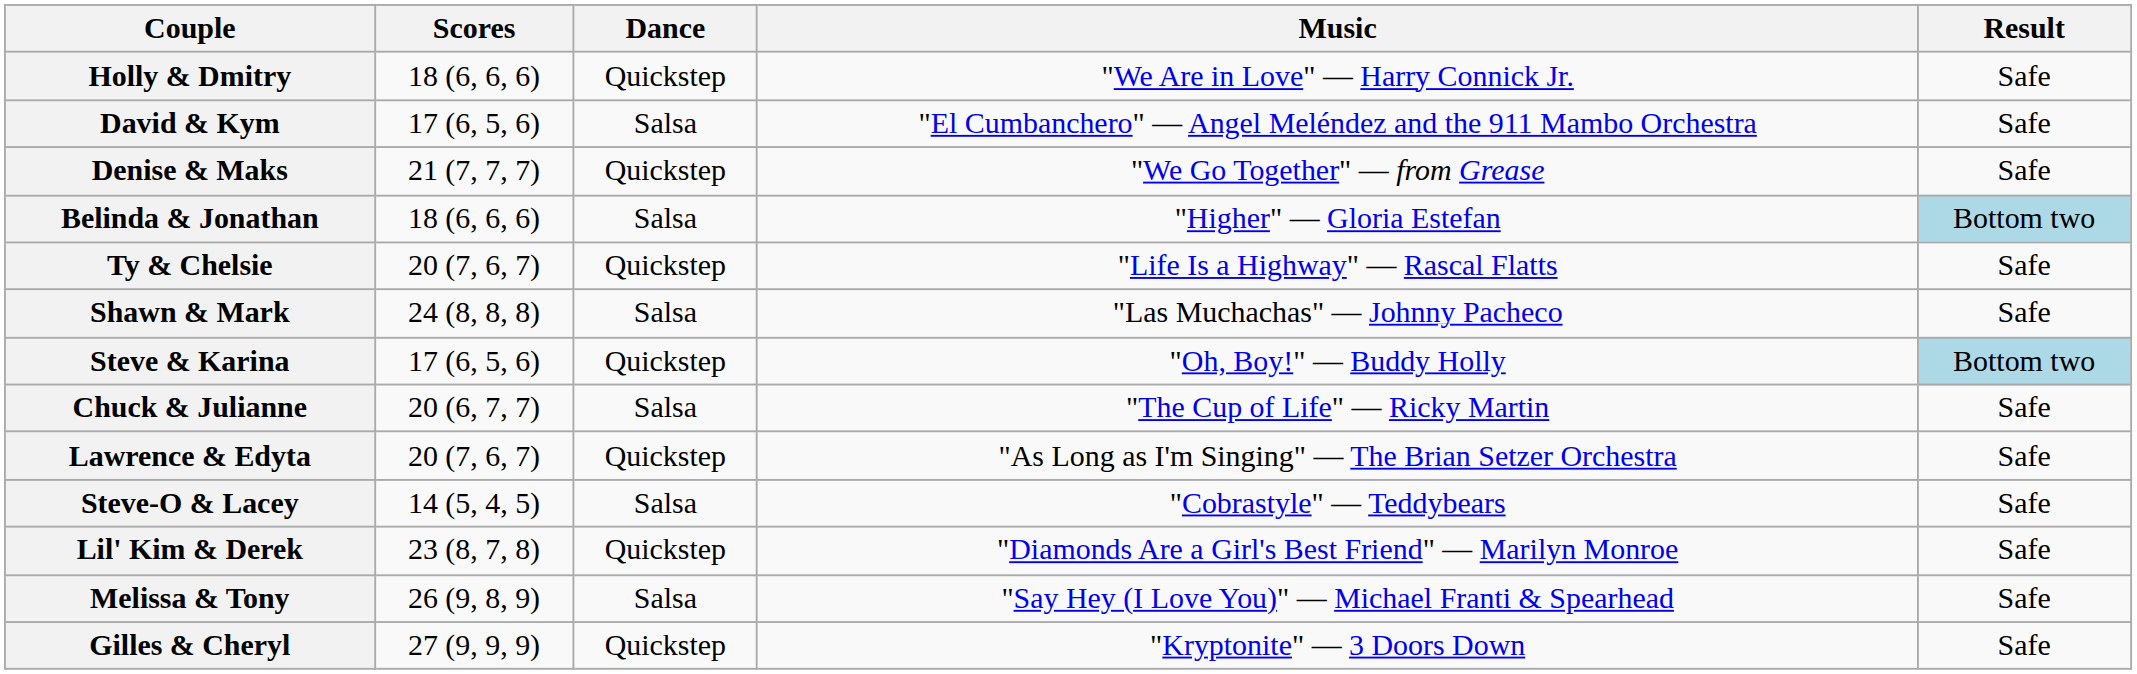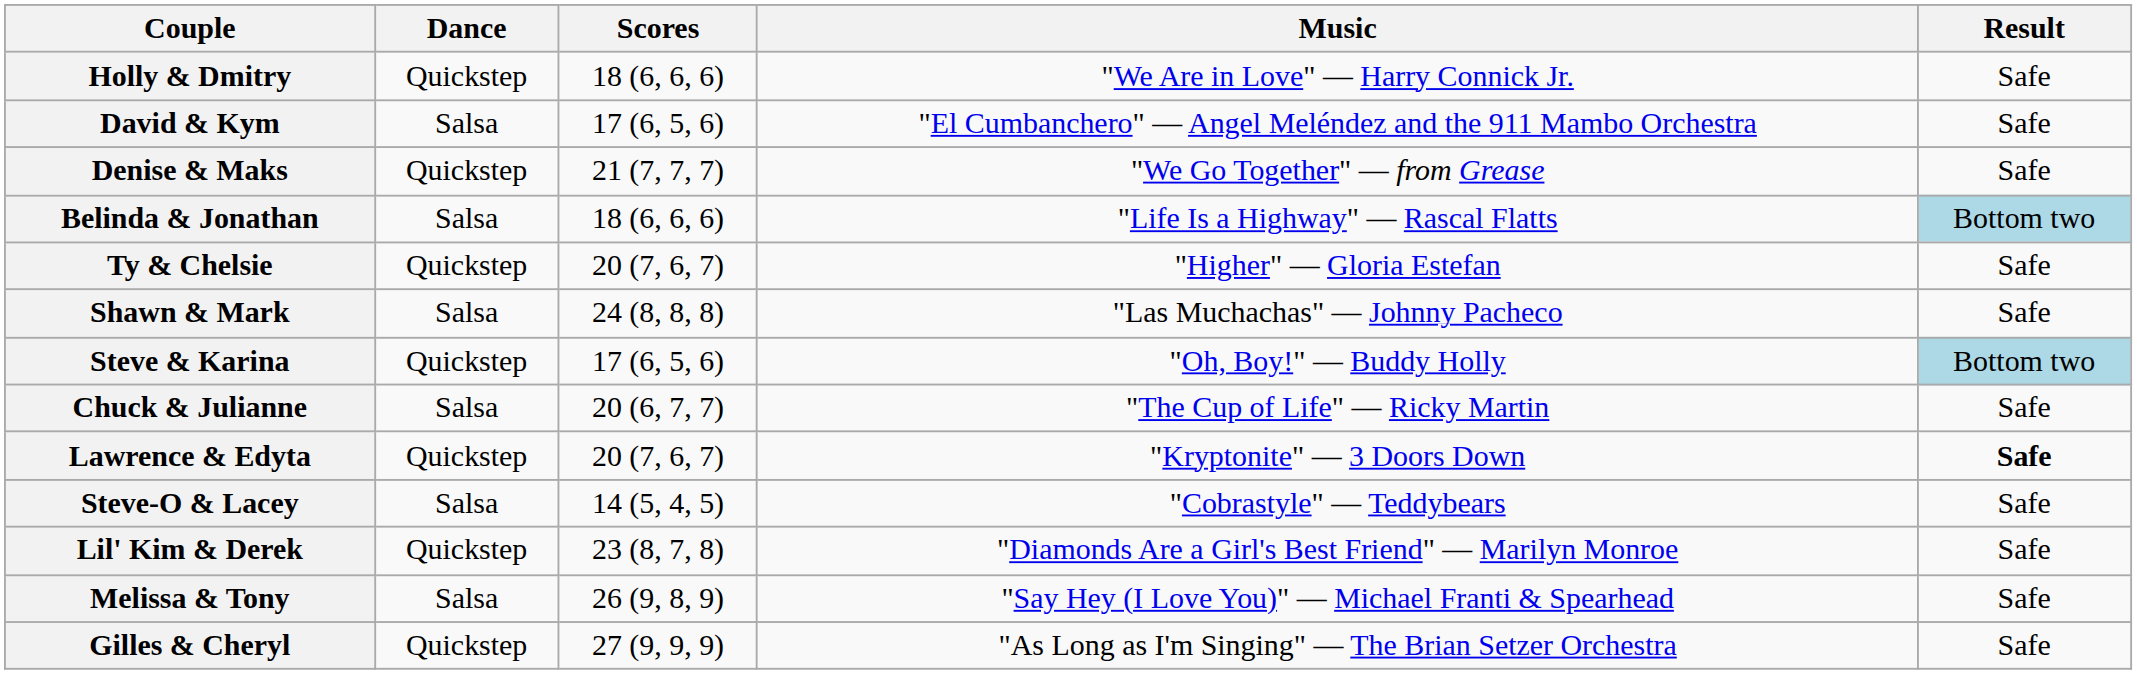columns swapped: (474, 28) <-> (665, 28)
(1338, 218) "Higher" — Gloria Estefan -> (1338, 218) "Life Is a Highway" — Rascal Flatts
(1338, 265) "Life Is a Highway" — Rascal Flatts -> (1338, 265) "Higher" — Gloria Estefan
(1338, 455) "As Long as I'm Singing" — The Brian Setzer Orchestra -> (1338, 455) "Kryptonite" — 3 Doors Down
(2024, 455) normal -> (2024, 455) bold
(1338, 645) "Kryptonite" — 3 Doors Down -> (1338, 645) "As Long as I'm Singing" — The Brian Setzer Orchestra
